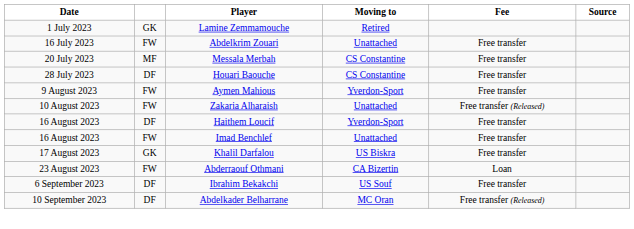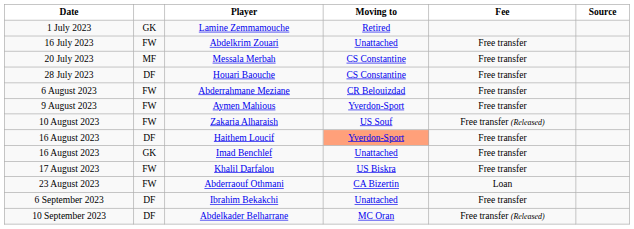+ row: (244, 91)
(375, 106) Unattached -> (376, 122) US Souf
(375, 122) no background -> (376, 138) lightsalmon background
(150, 138) FW -> (149, 153) GK
(150, 153) GK -> (149, 169) FW
(375, 185) US Souf -> (376, 200) Unattached
